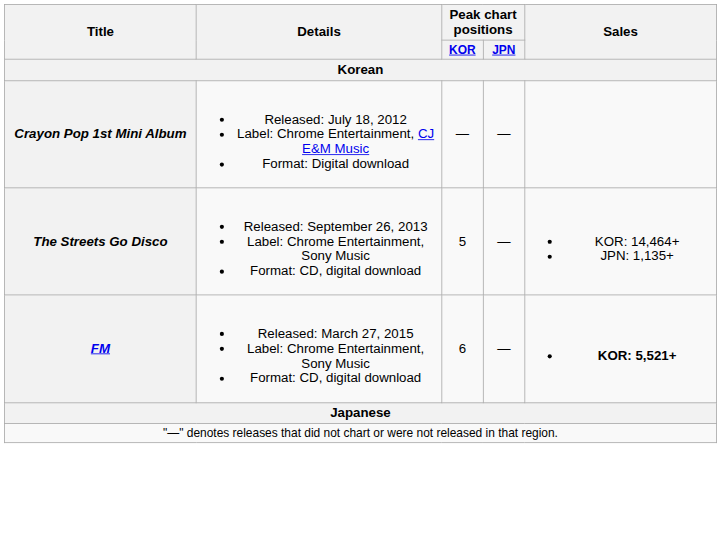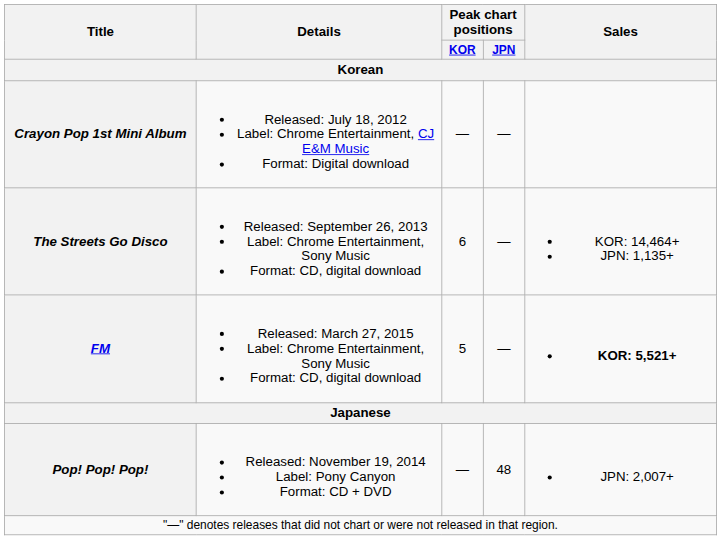(462, 241) 5 -> (462, 241) 6
(462, 348) 6 -> (462, 348) 5
+ row: (100, 469)
